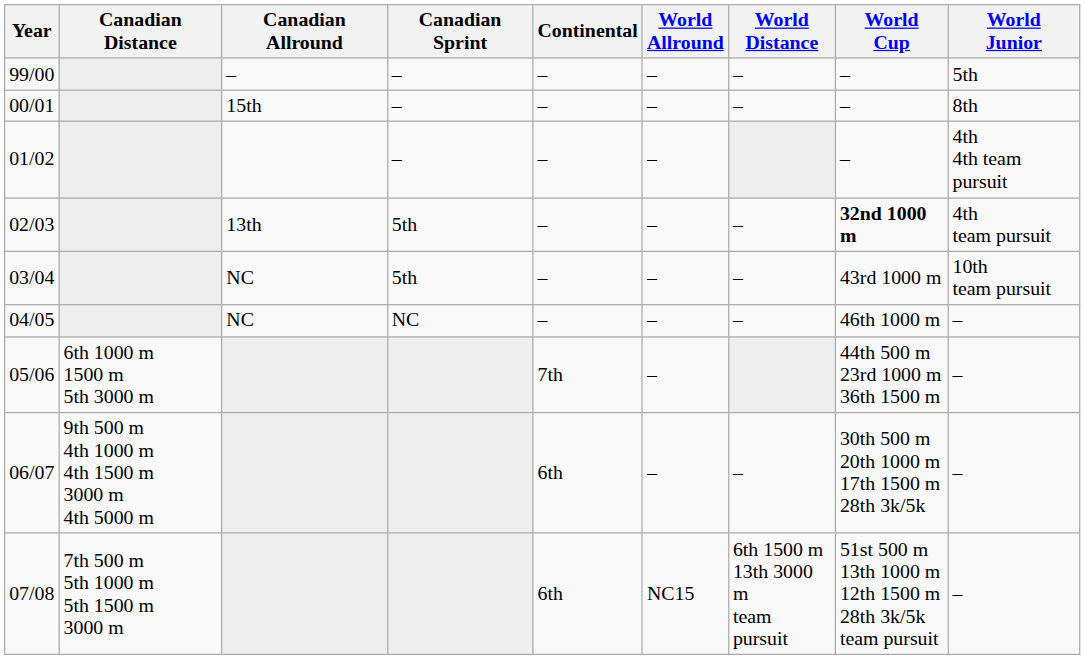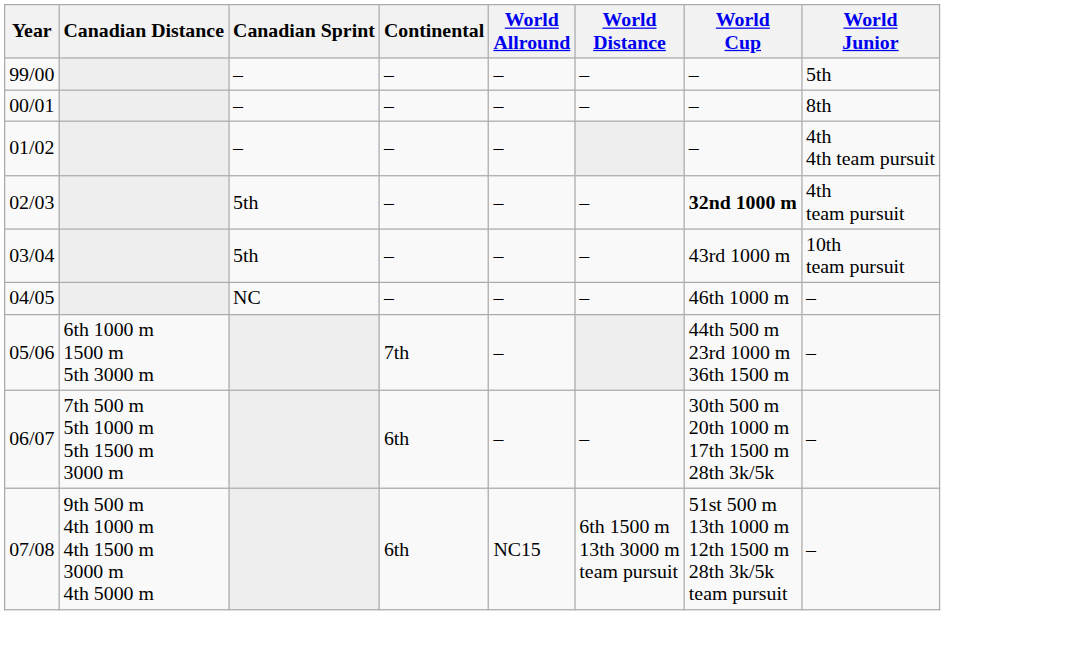- column: (304, 31)
(109, 472) 9th 500 m 4th 1000 m 4th 1500 m 3000 m 4th 5000 m -> (109, 439) 7th 500 m 5th 1000 m 5th 1500 m 3000 m
(109, 593) 7th 500 m 5th 1000 m 5th 1500 m 3000 m -> (109, 548) 9th 500 m 4th 1000 m 4th 1500 m 3000 m 4th 5000 m
